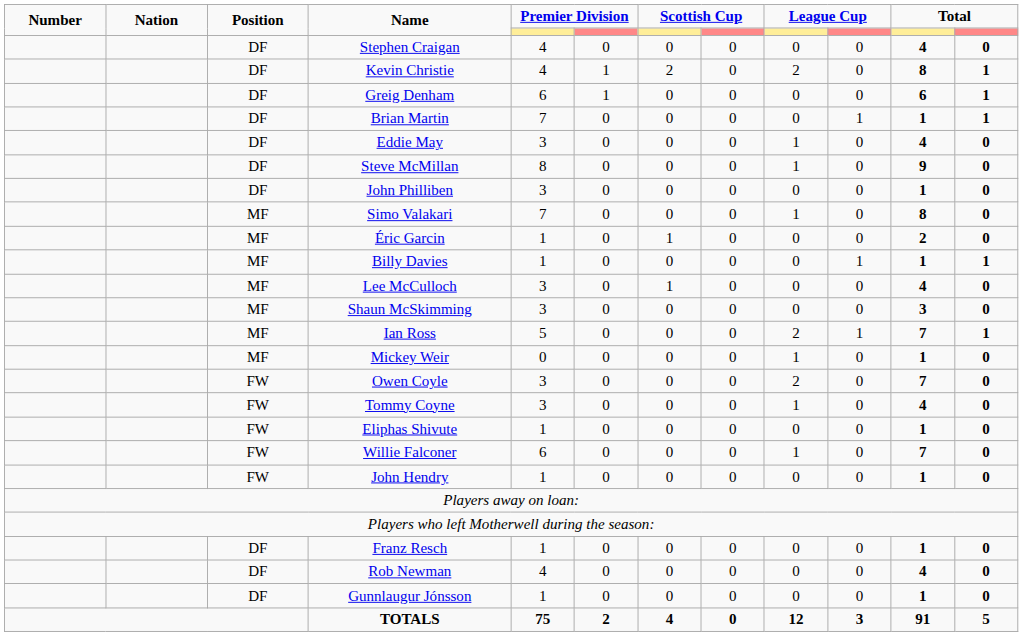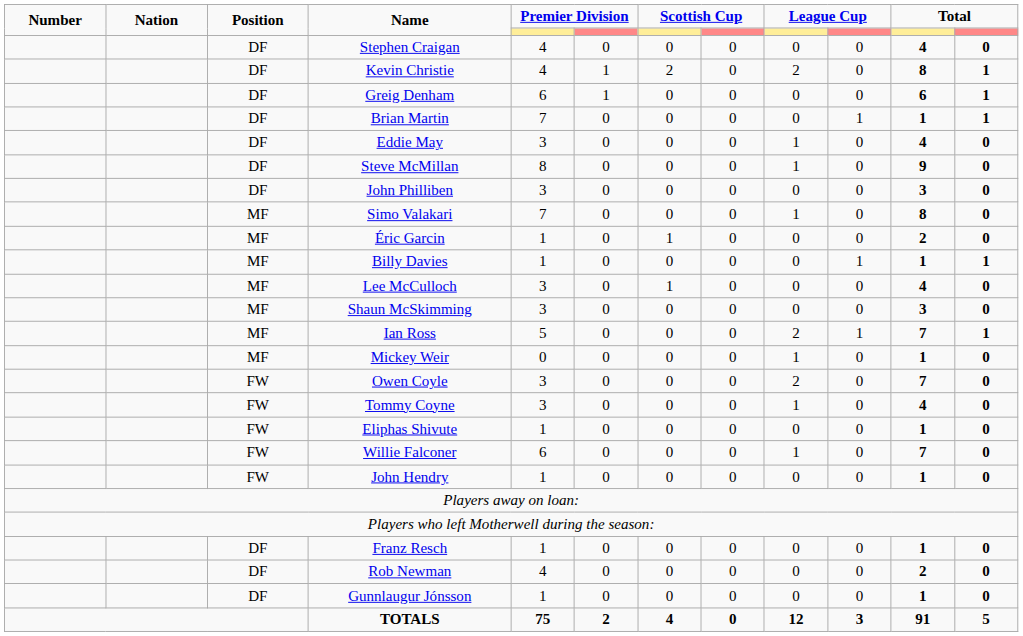(923, 190) 1 -> (923, 190) 3
(923, 571) 4 -> (923, 571) 2
